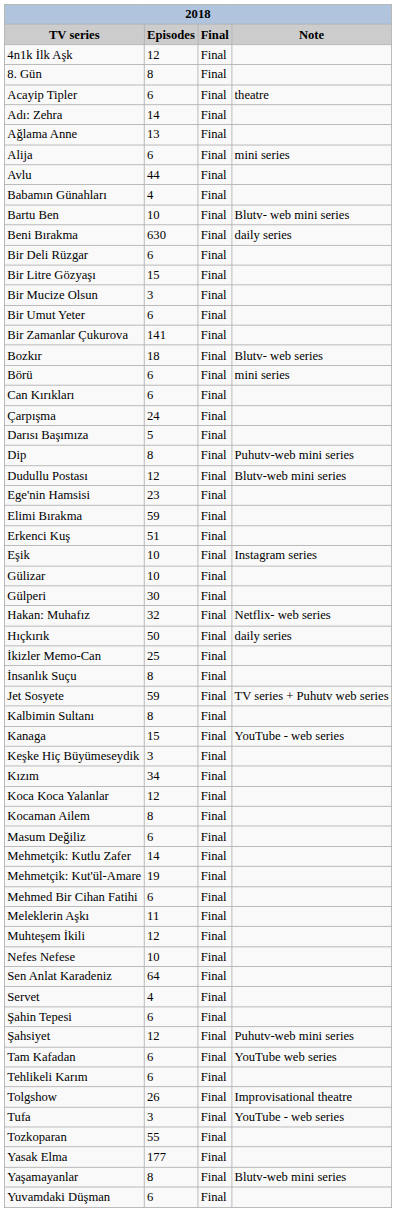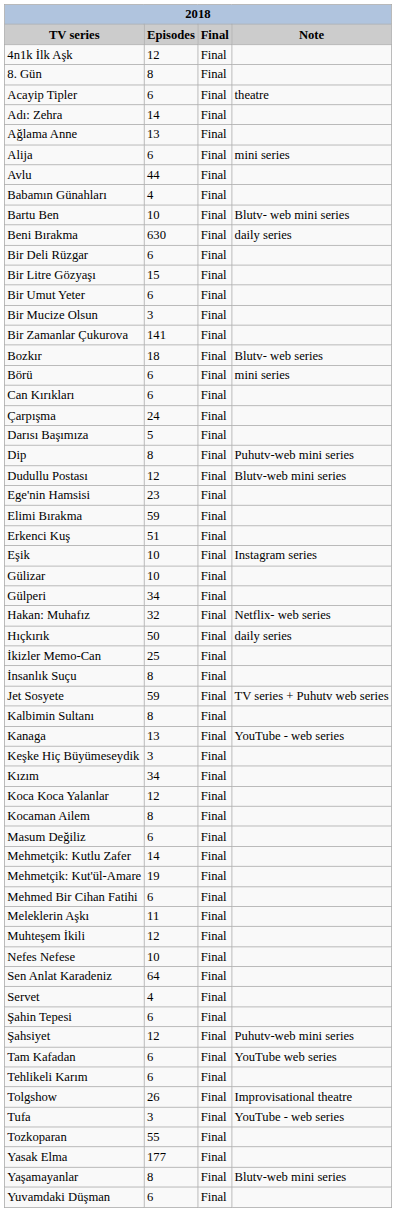rows swapped: (53, 295) <-> (46, 315)
(153, 595) 30 -> (153, 595) 34
(153, 736) 15 -> (153, 736) 13
